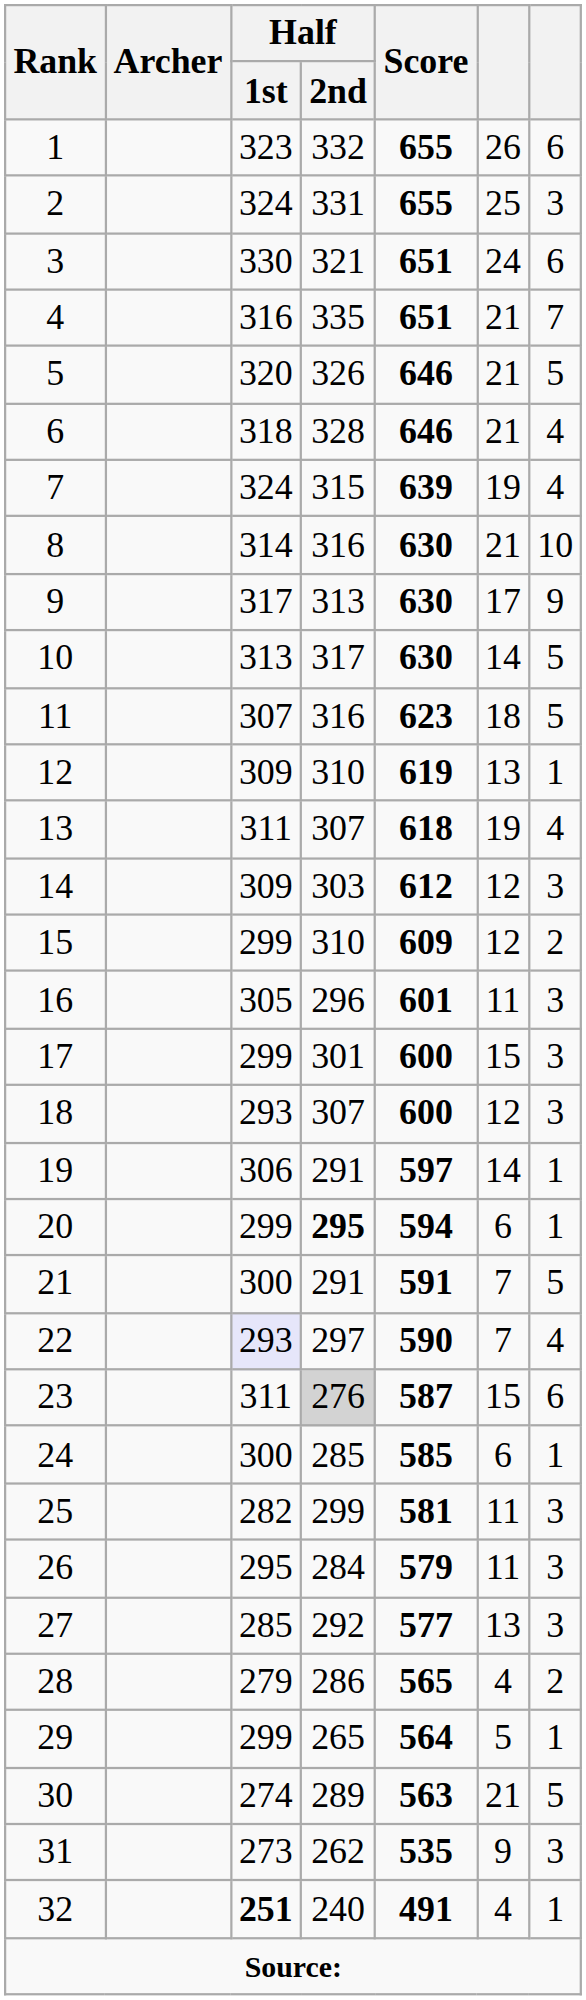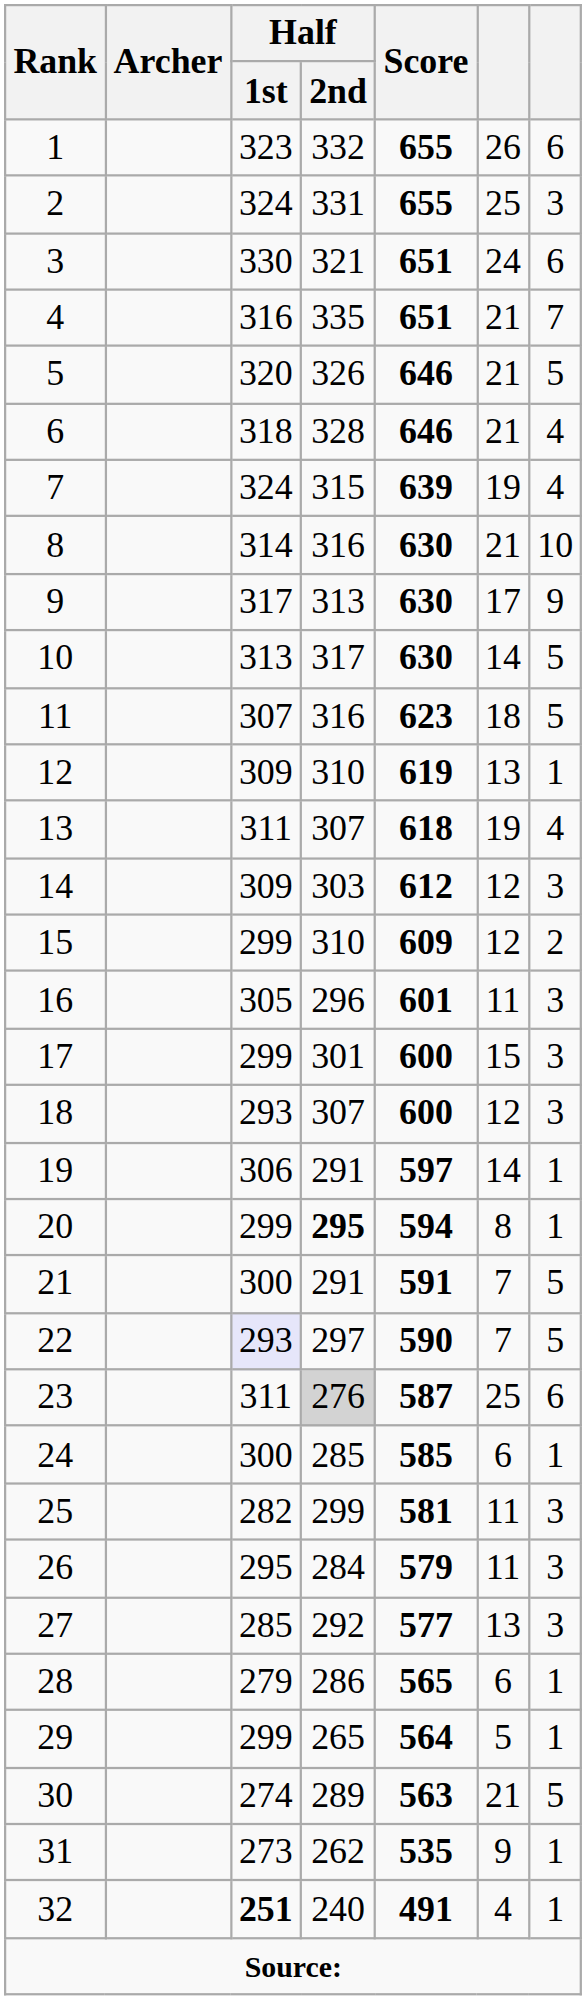(503, 1226) 6 -> (503, 1226) 8
(555, 1340) 4 -> (555, 1340) 5
(503, 1397) 15 -> (503, 1397) 25
(503, 1681) 4 -> (503, 1681) 6
(555, 1681) 2 -> (555, 1681) 1
(555, 1851) 3 -> (555, 1851) 1
